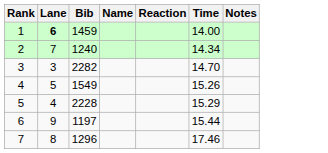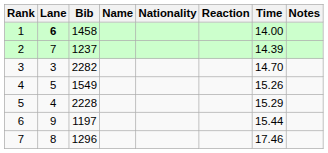+ column: (167, 13)
(84, 31) 1459 -> (84, 31) 1458
(84, 49) 1240 -> (84, 49) 1237
(206, 49) 14.34 -> (269, 49) 14.39
